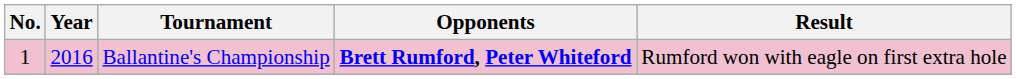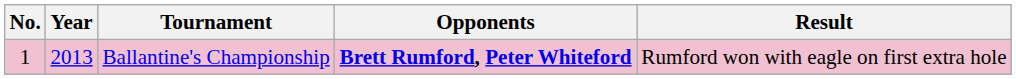(72, 56) 2016 -> (72, 56) 2013
